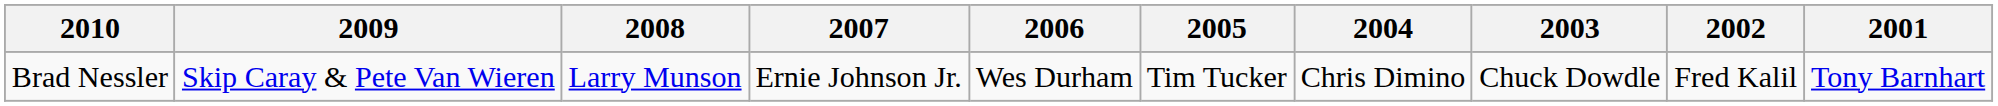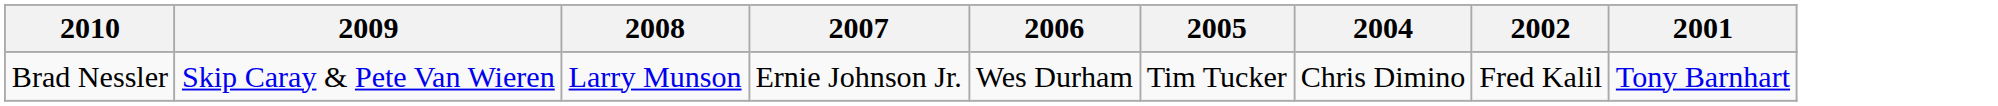- column: (1570, 28)
